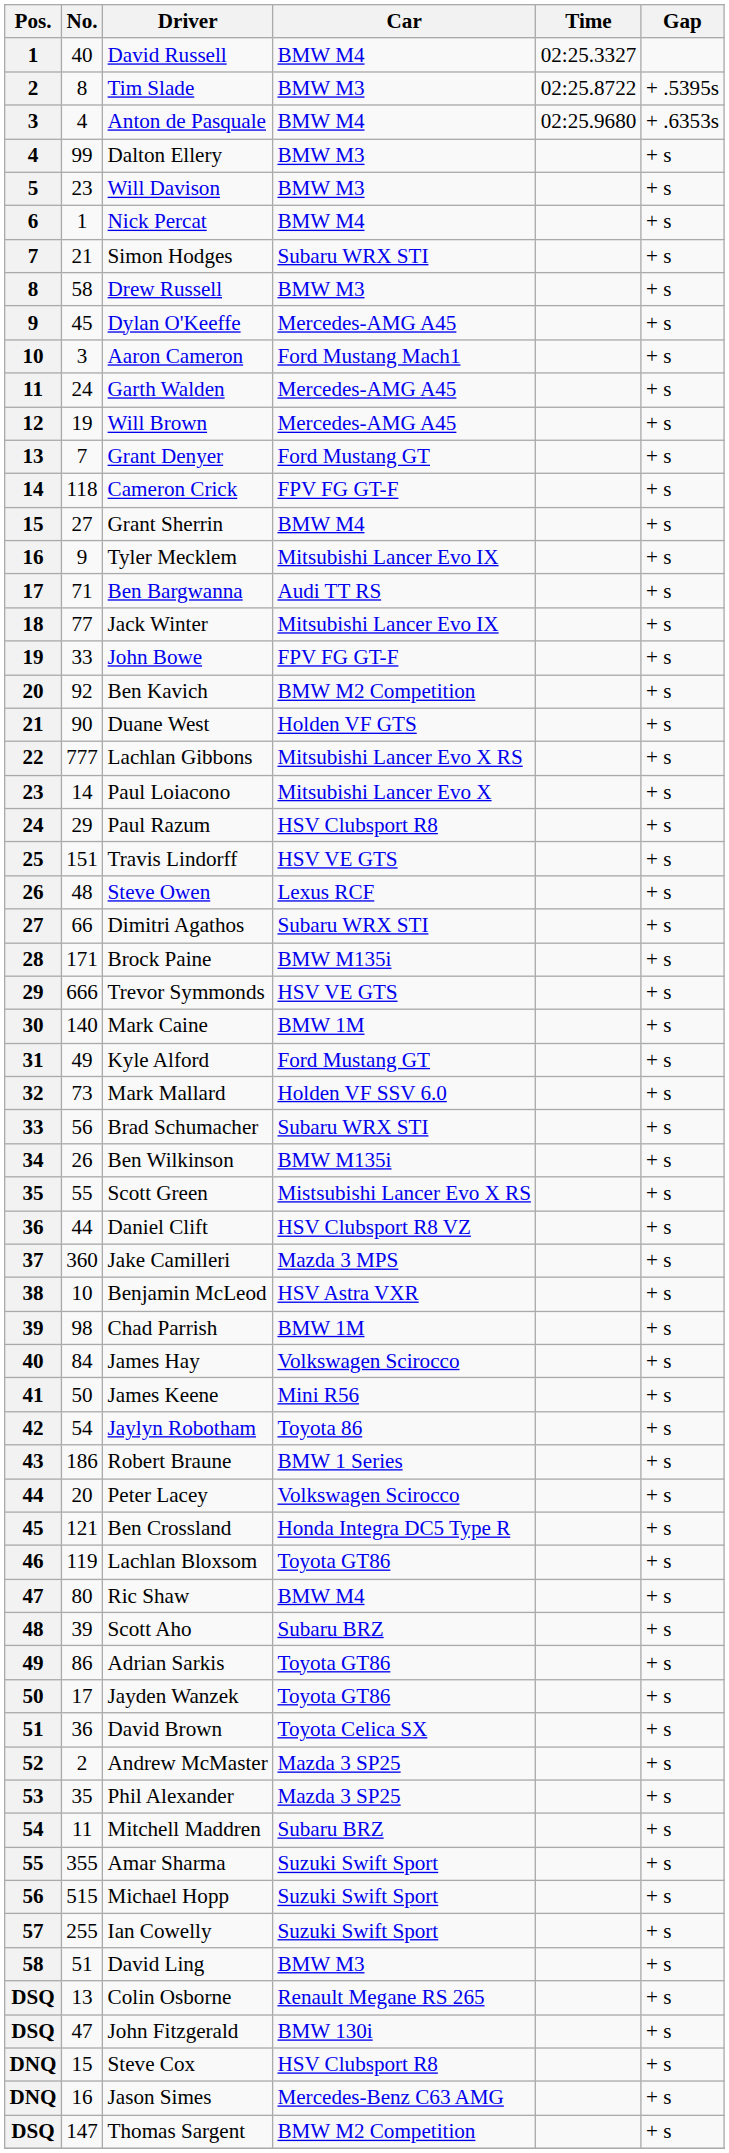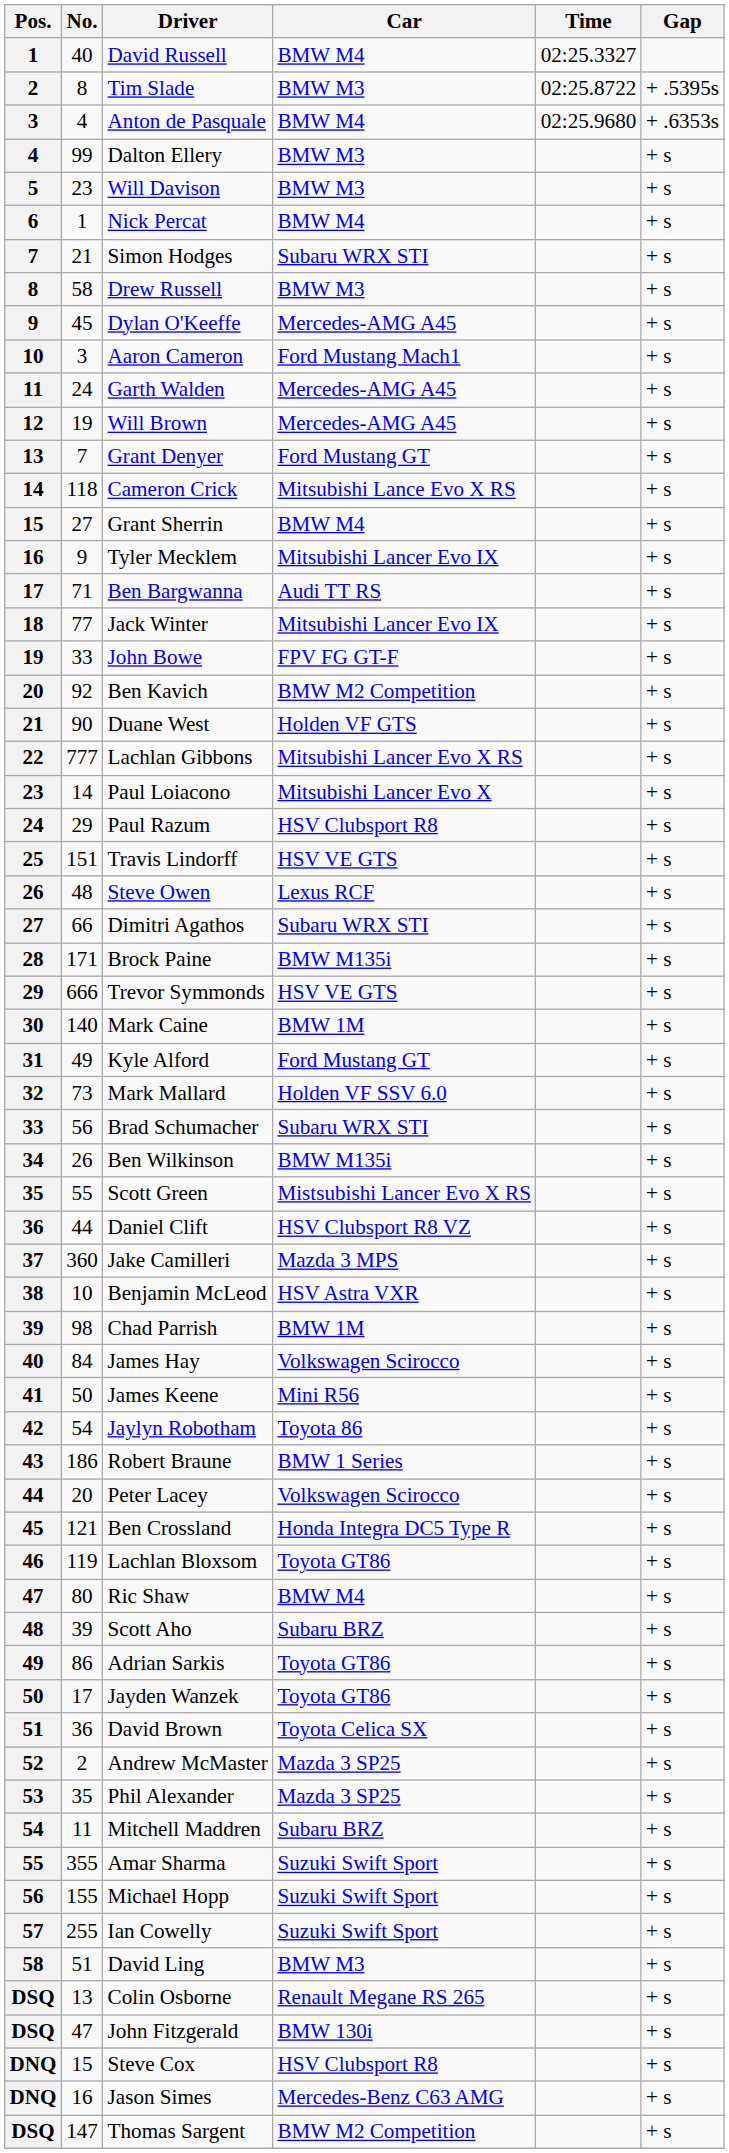(338, 490) FPV FG GT-F -> (397, 490) Mitsubishi Lance Evo X RS
(82, 1896) 515 -> (82, 1896) 155
